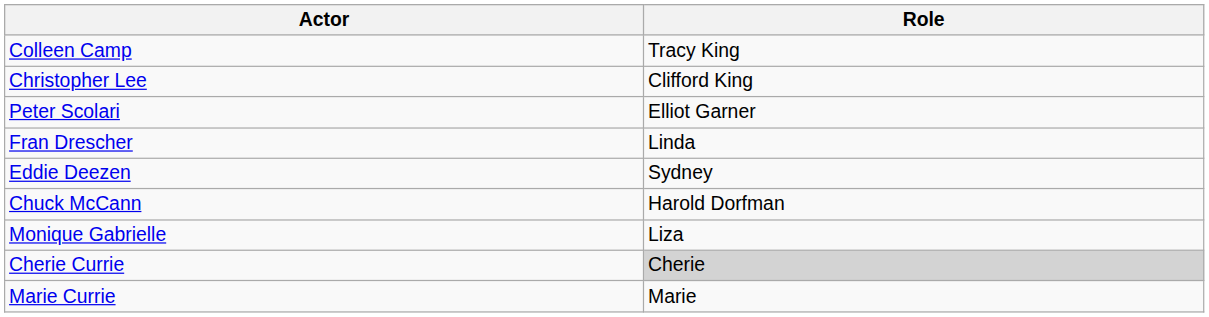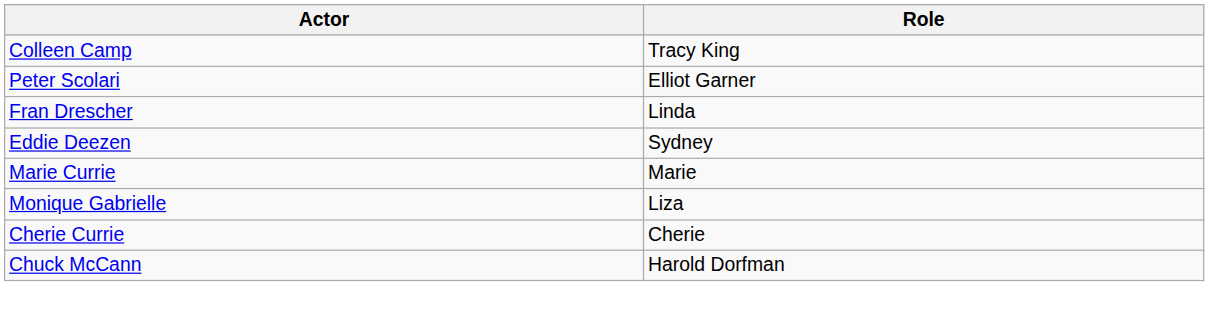- row: (78, 81)
rows swapped: (75, 204) <-> (62, 296)
(677, 265) lightgrey background -> (677, 234) no background
